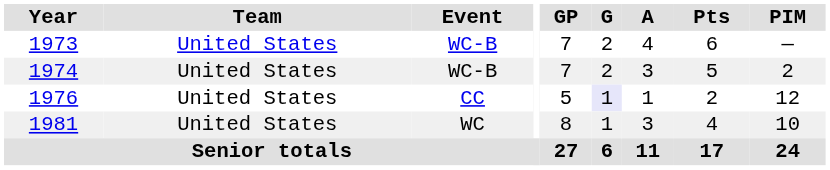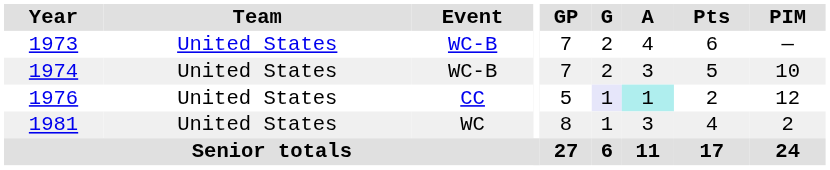(788, 71) 2 -> (788, 71) 10
(648, 98) no background -> (648, 98) paleturquoise background
(788, 125) 10 -> (788, 125) 2
